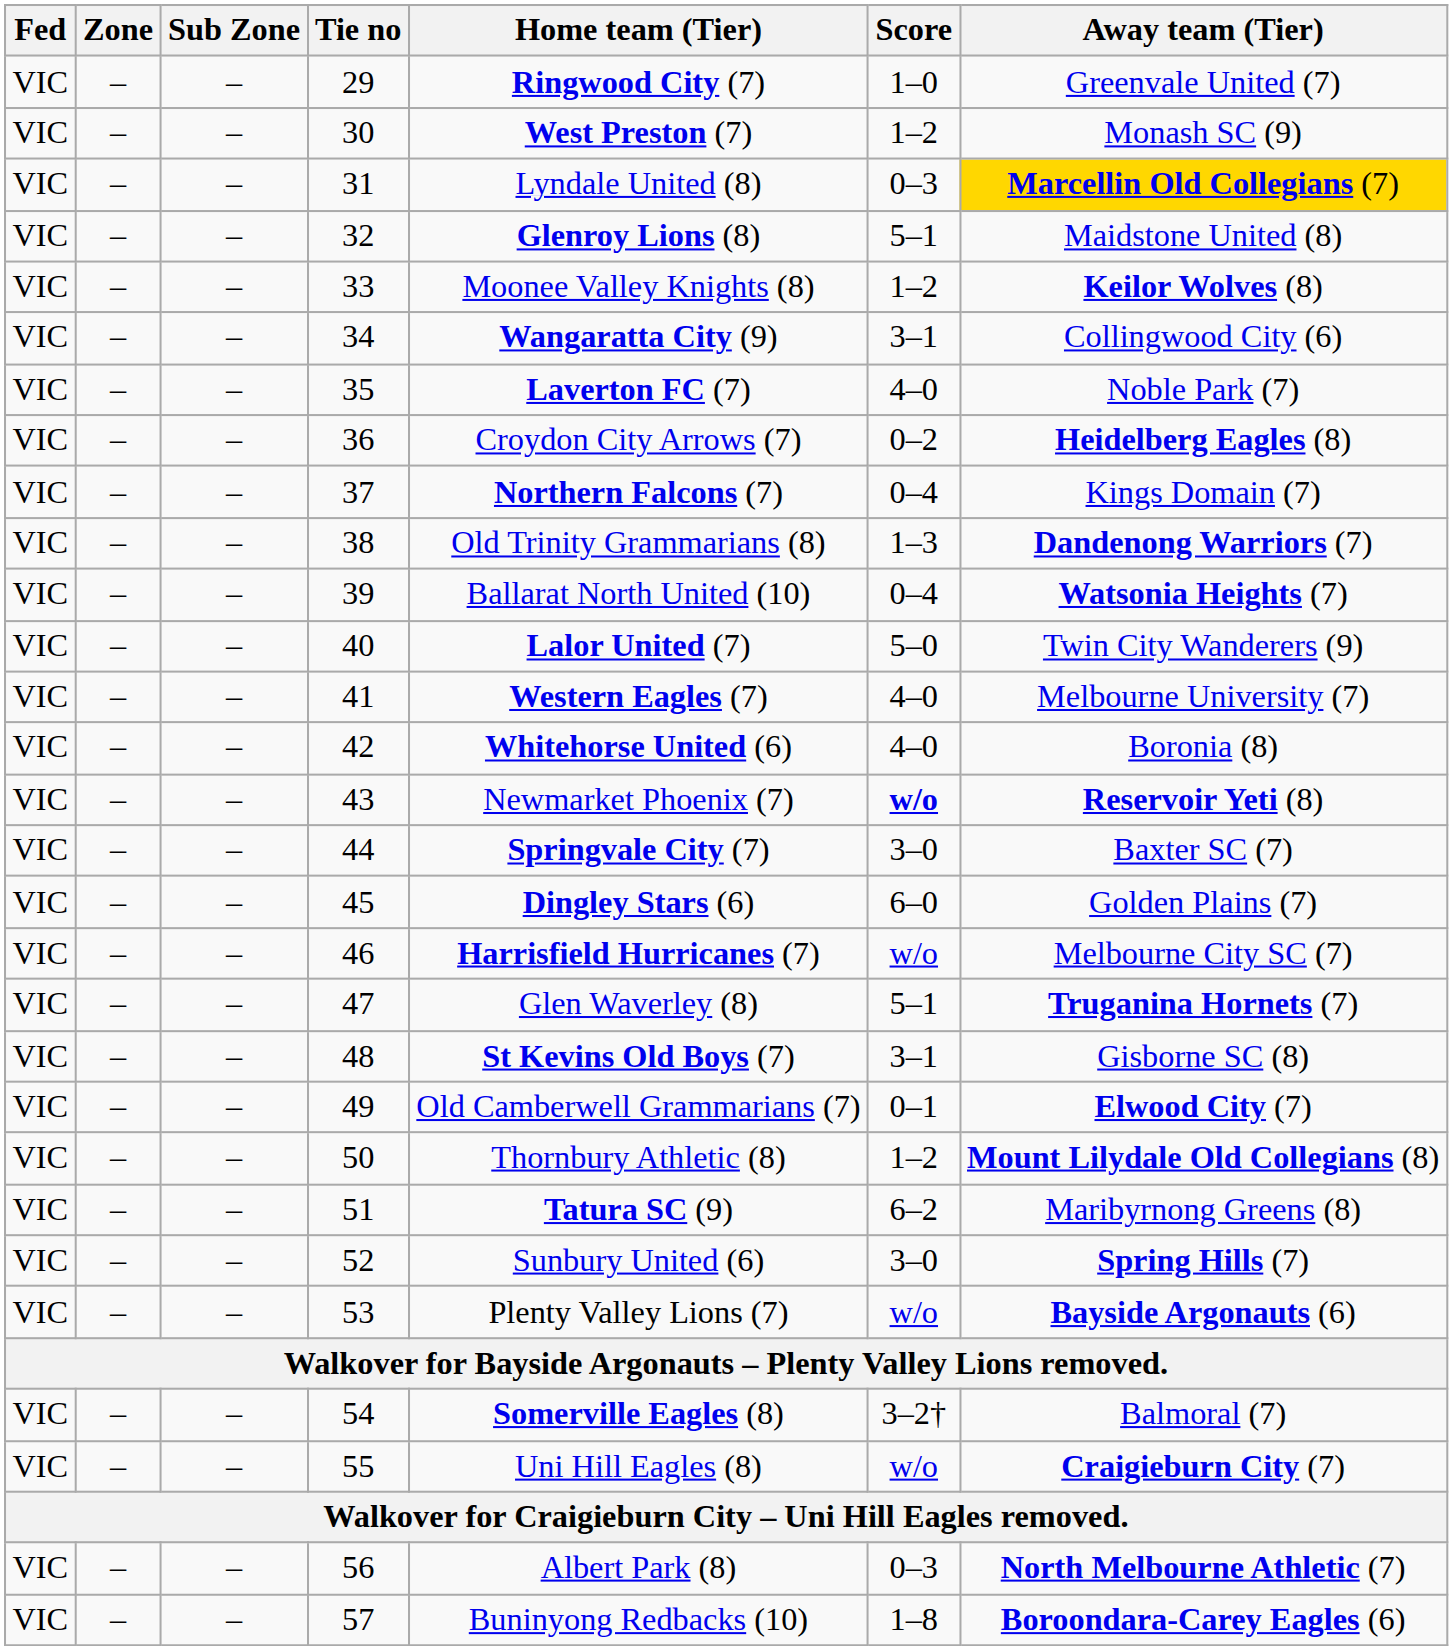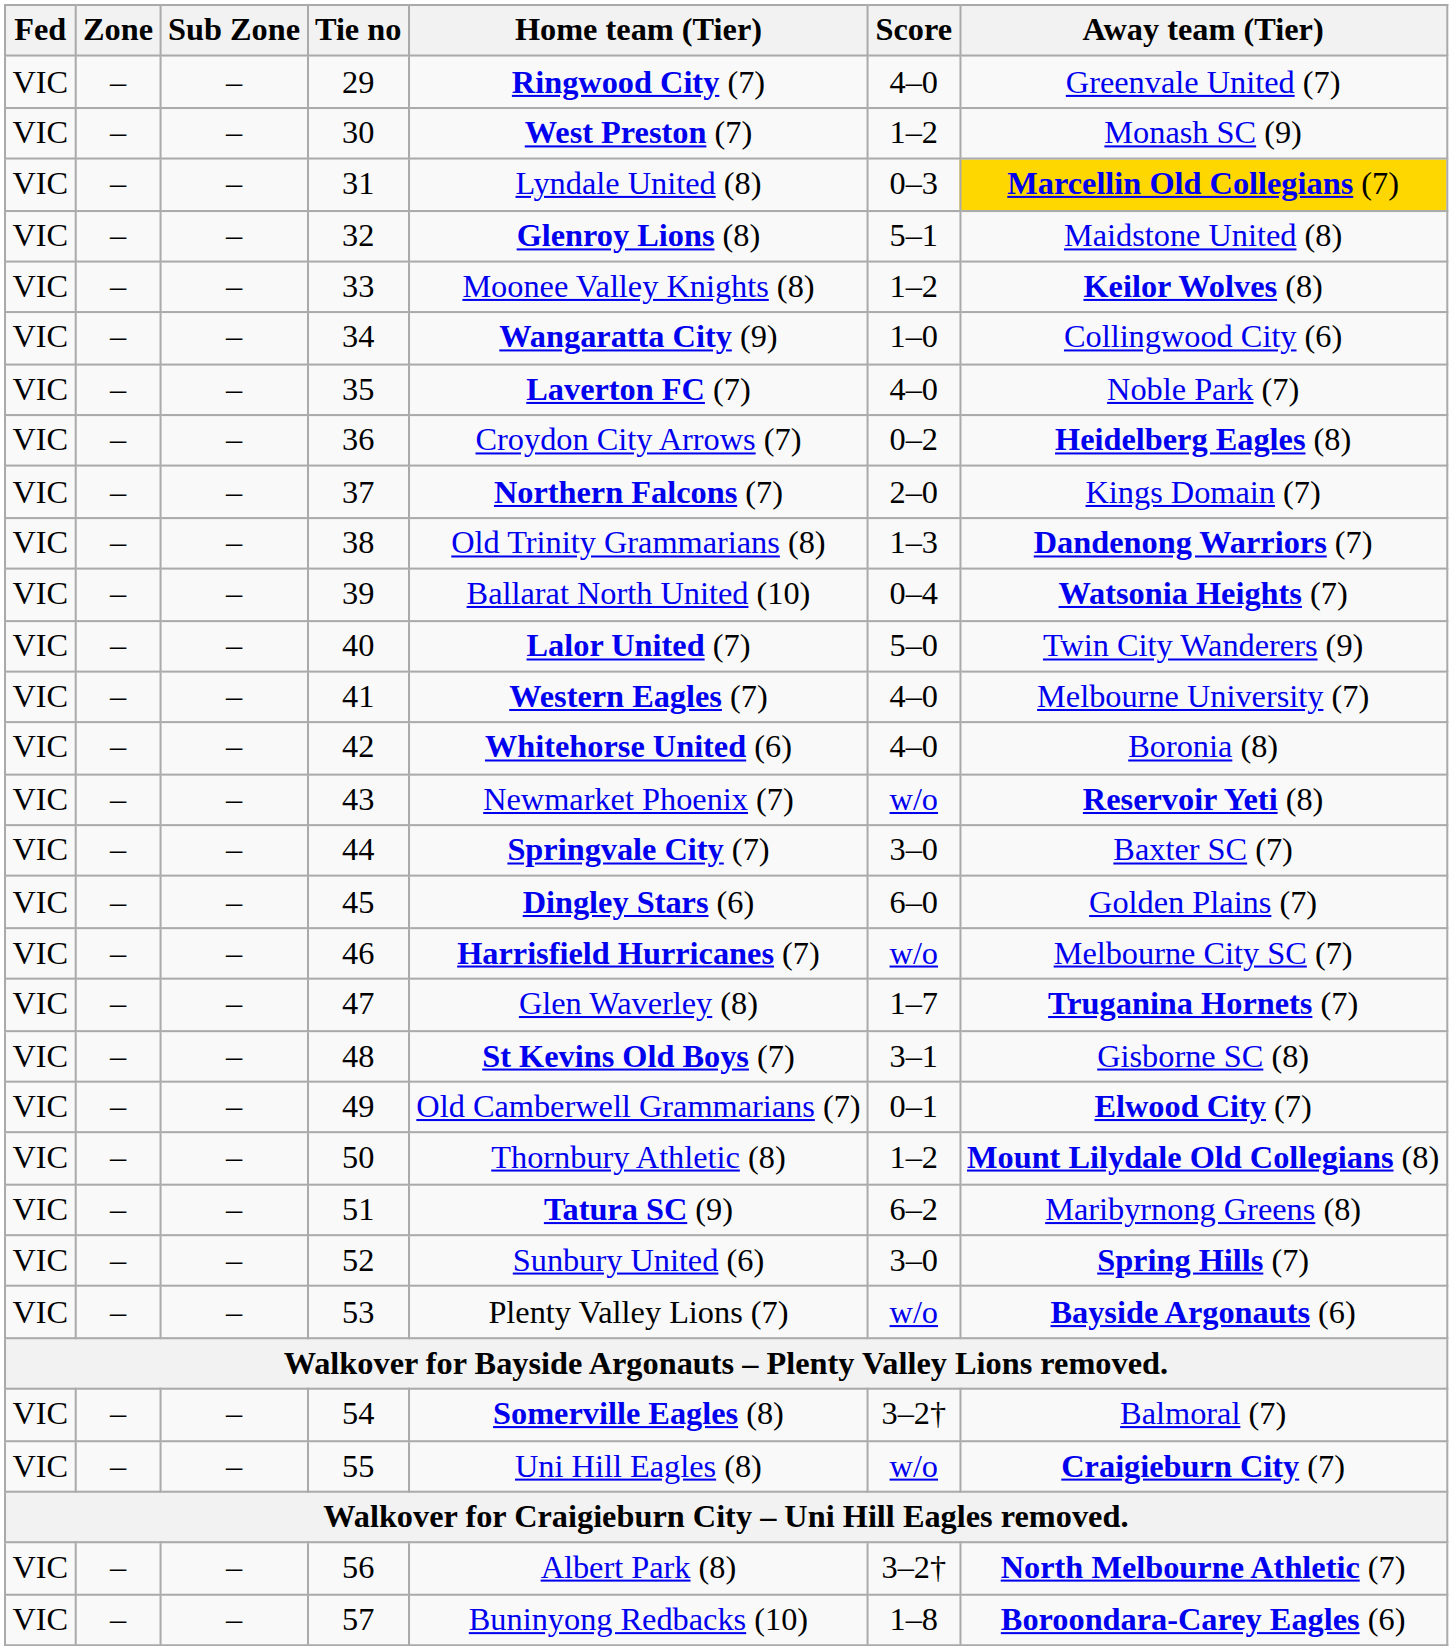(914, 81) 1–0 -> (914, 81) 4–0
(914, 337) 3–1 -> (914, 337) 1–0
(914, 491) 0–4 -> (914, 491) 2–0
(914, 798) bold -> (914, 798) normal
(914, 1004) 5–1 -> (914, 1004) 1–7
(914, 1567) 0–3 -> (914, 1567) 3–2†
